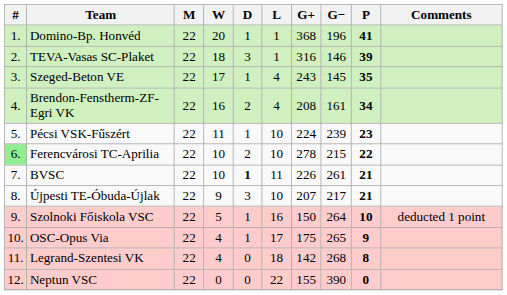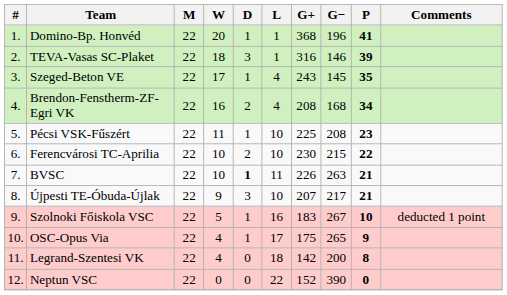(336, 105) 161 -> (336, 105) 168
(306, 133) 224 -> (306, 133) 225
(336, 133) 239 -> (336, 133) 208
(16, 154) lightgreen background -> (16, 154) no background
(306, 154) 278 -> (306, 154) 230
(336, 175) 261 -> (336, 175) 263
(306, 216) 150 -> (306, 216) 183
(336, 216) 264 -> (336, 216) 267
(336, 258) 268 -> (336, 258) 200
(306, 279) 155 -> (306, 279) 152
